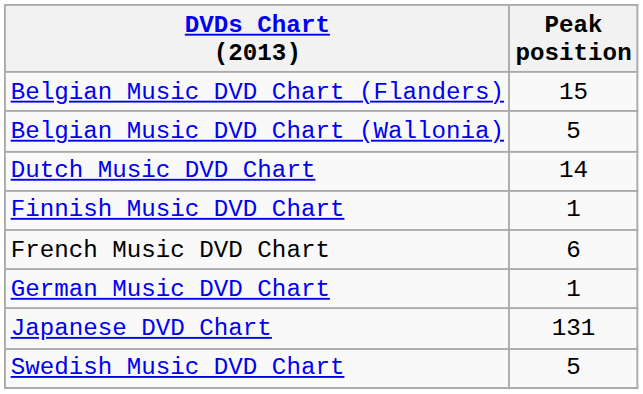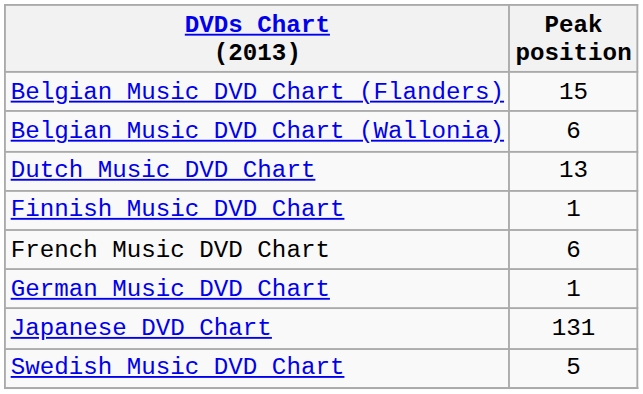(574, 131) 5 -> (574, 131) 6
(574, 171) 14 -> (574, 171) 13
